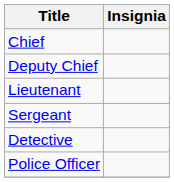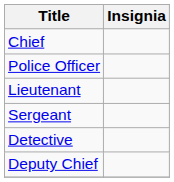rows swapped: (53, 66) <-> (54, 164)
